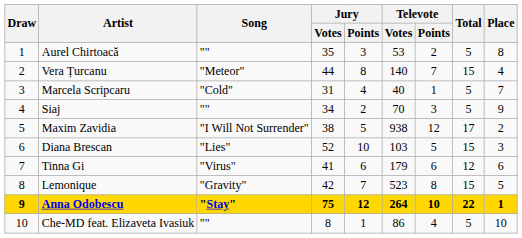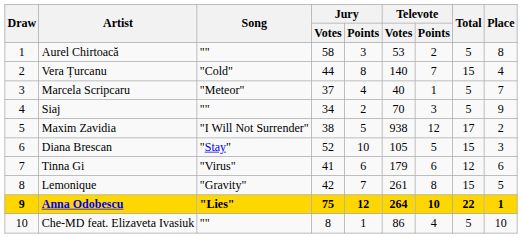(328, 52) 35 -> (328, 52) 58
(222, 71) "Meteor" -> (216, 71) "Cold"
(216, 90) "Cold" -> (222, 90) "Meteor"
(328, 90) 31 -> (328, 90) 37
(215, 147) "Lies" -> (215, 147) "Stay"
(399, 147) 103 -> (399, 147) 105
(399, 185) 523 -> (399, 185) 261
(218, 204) "Stay" -> (217, 204) "Lies"
